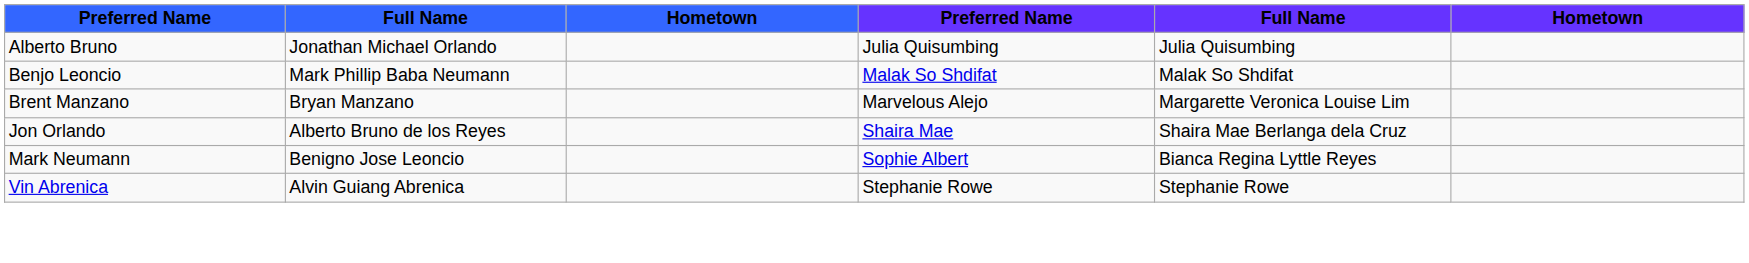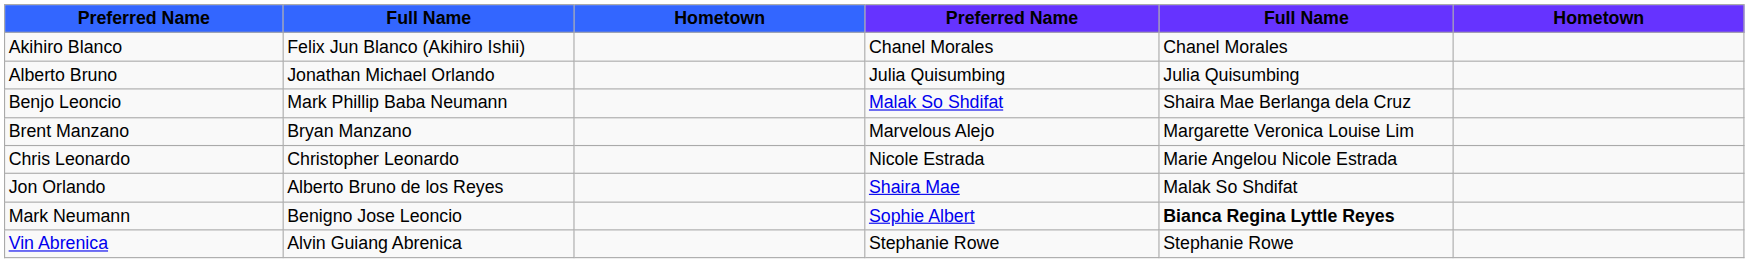+ row: (65, 46)
(1226, 74) Malak So Shdifat -> (1287, 103) Shaira Mae Berlanga dela Cruz
+ row: (69, 159)
(1283, 131) Shaira Mae Berlanga dela Cruz -> (1230, 187) Malak So Shdifat
(1268, 159) normal -> (1279, 215) bold
